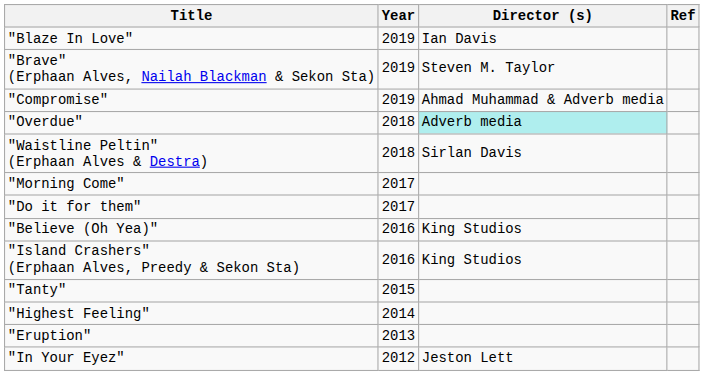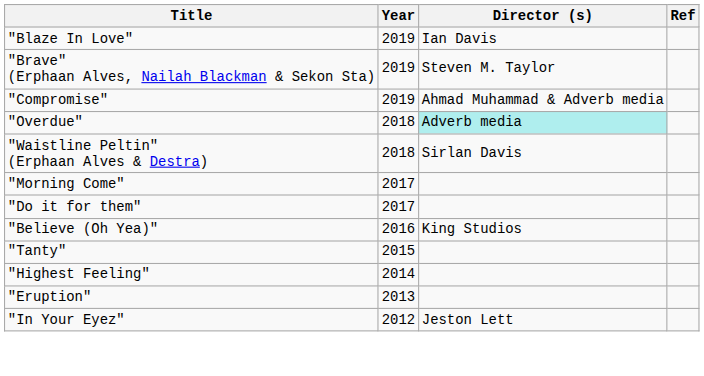- row: (154, 260)
